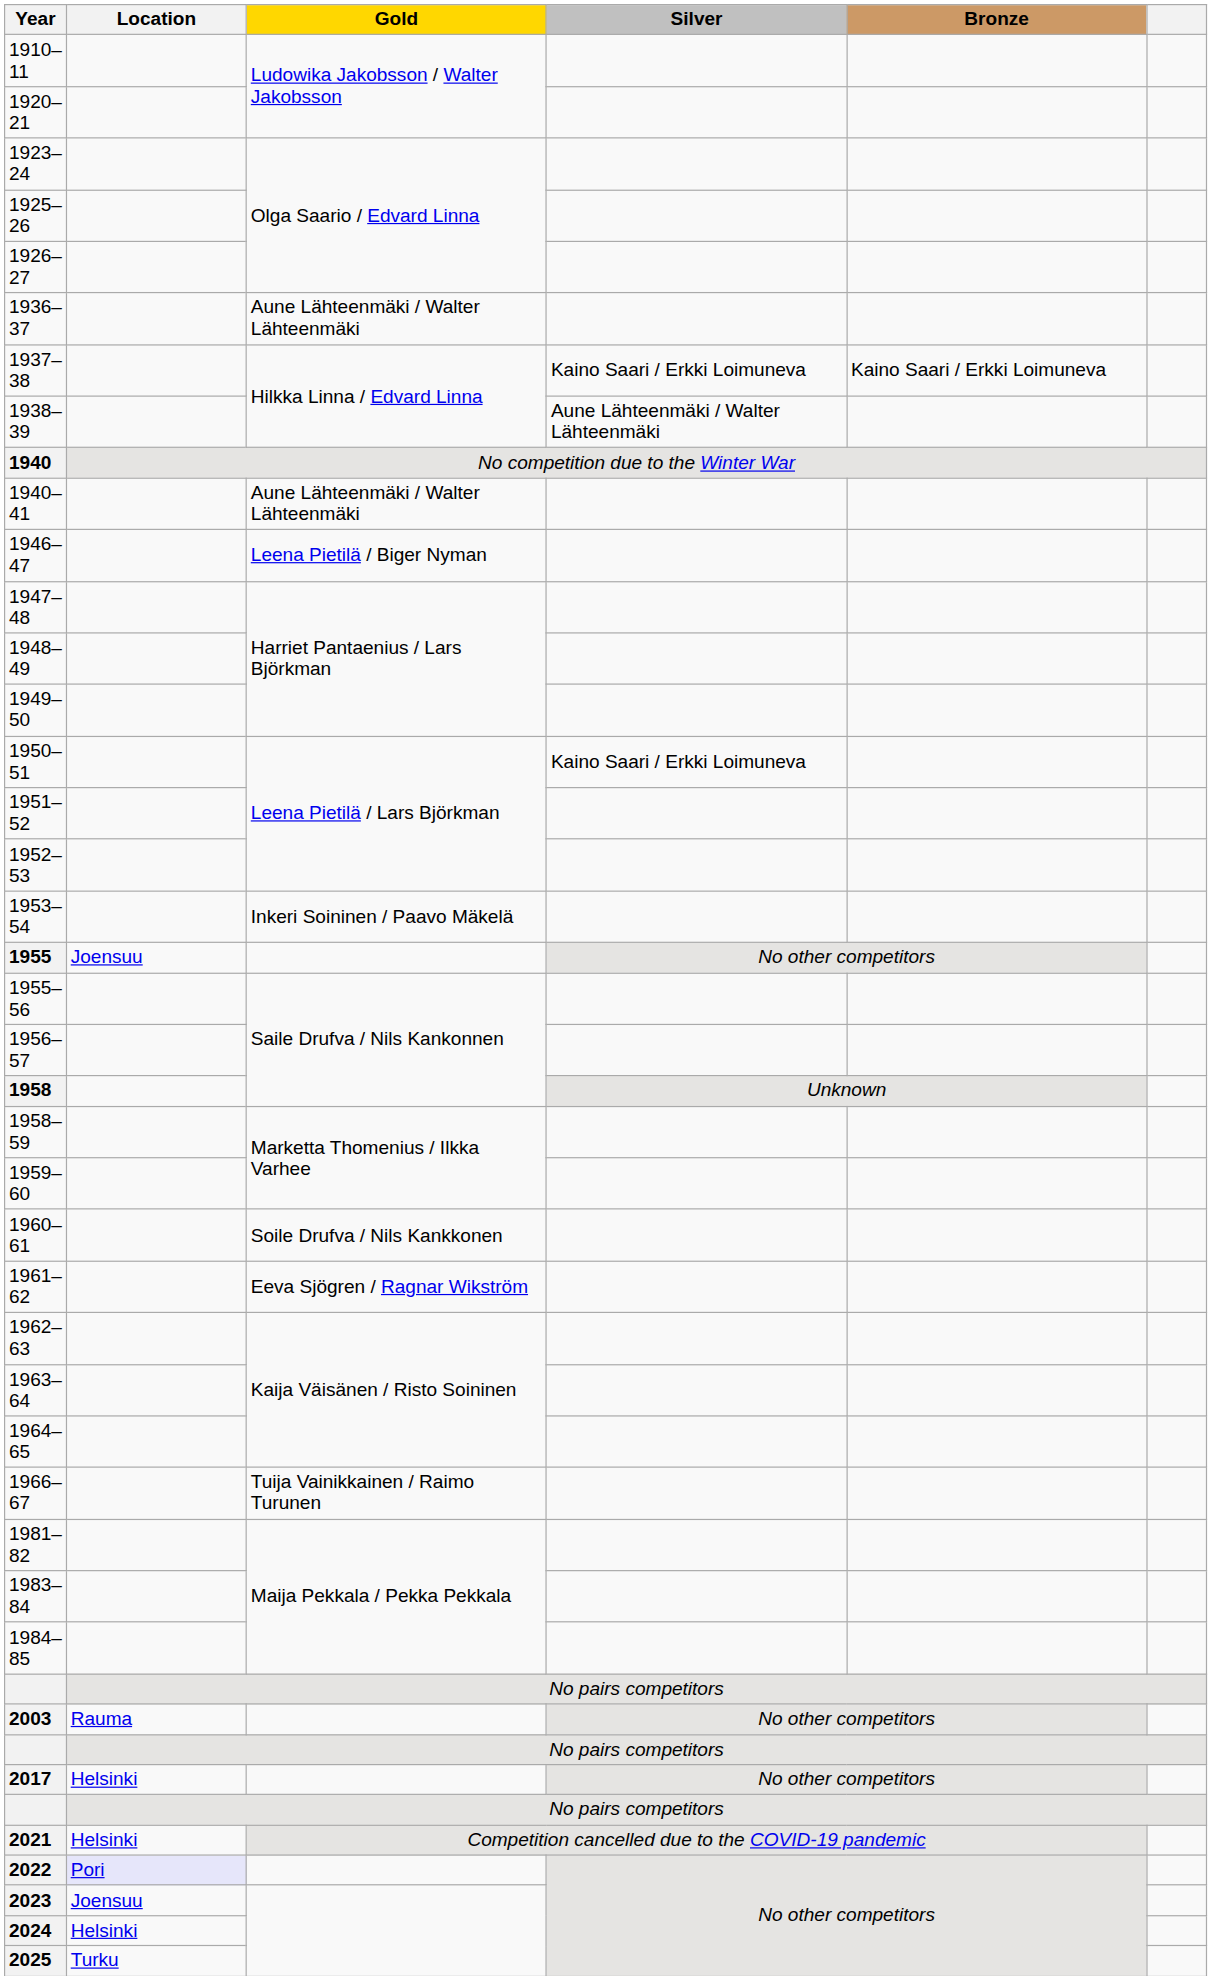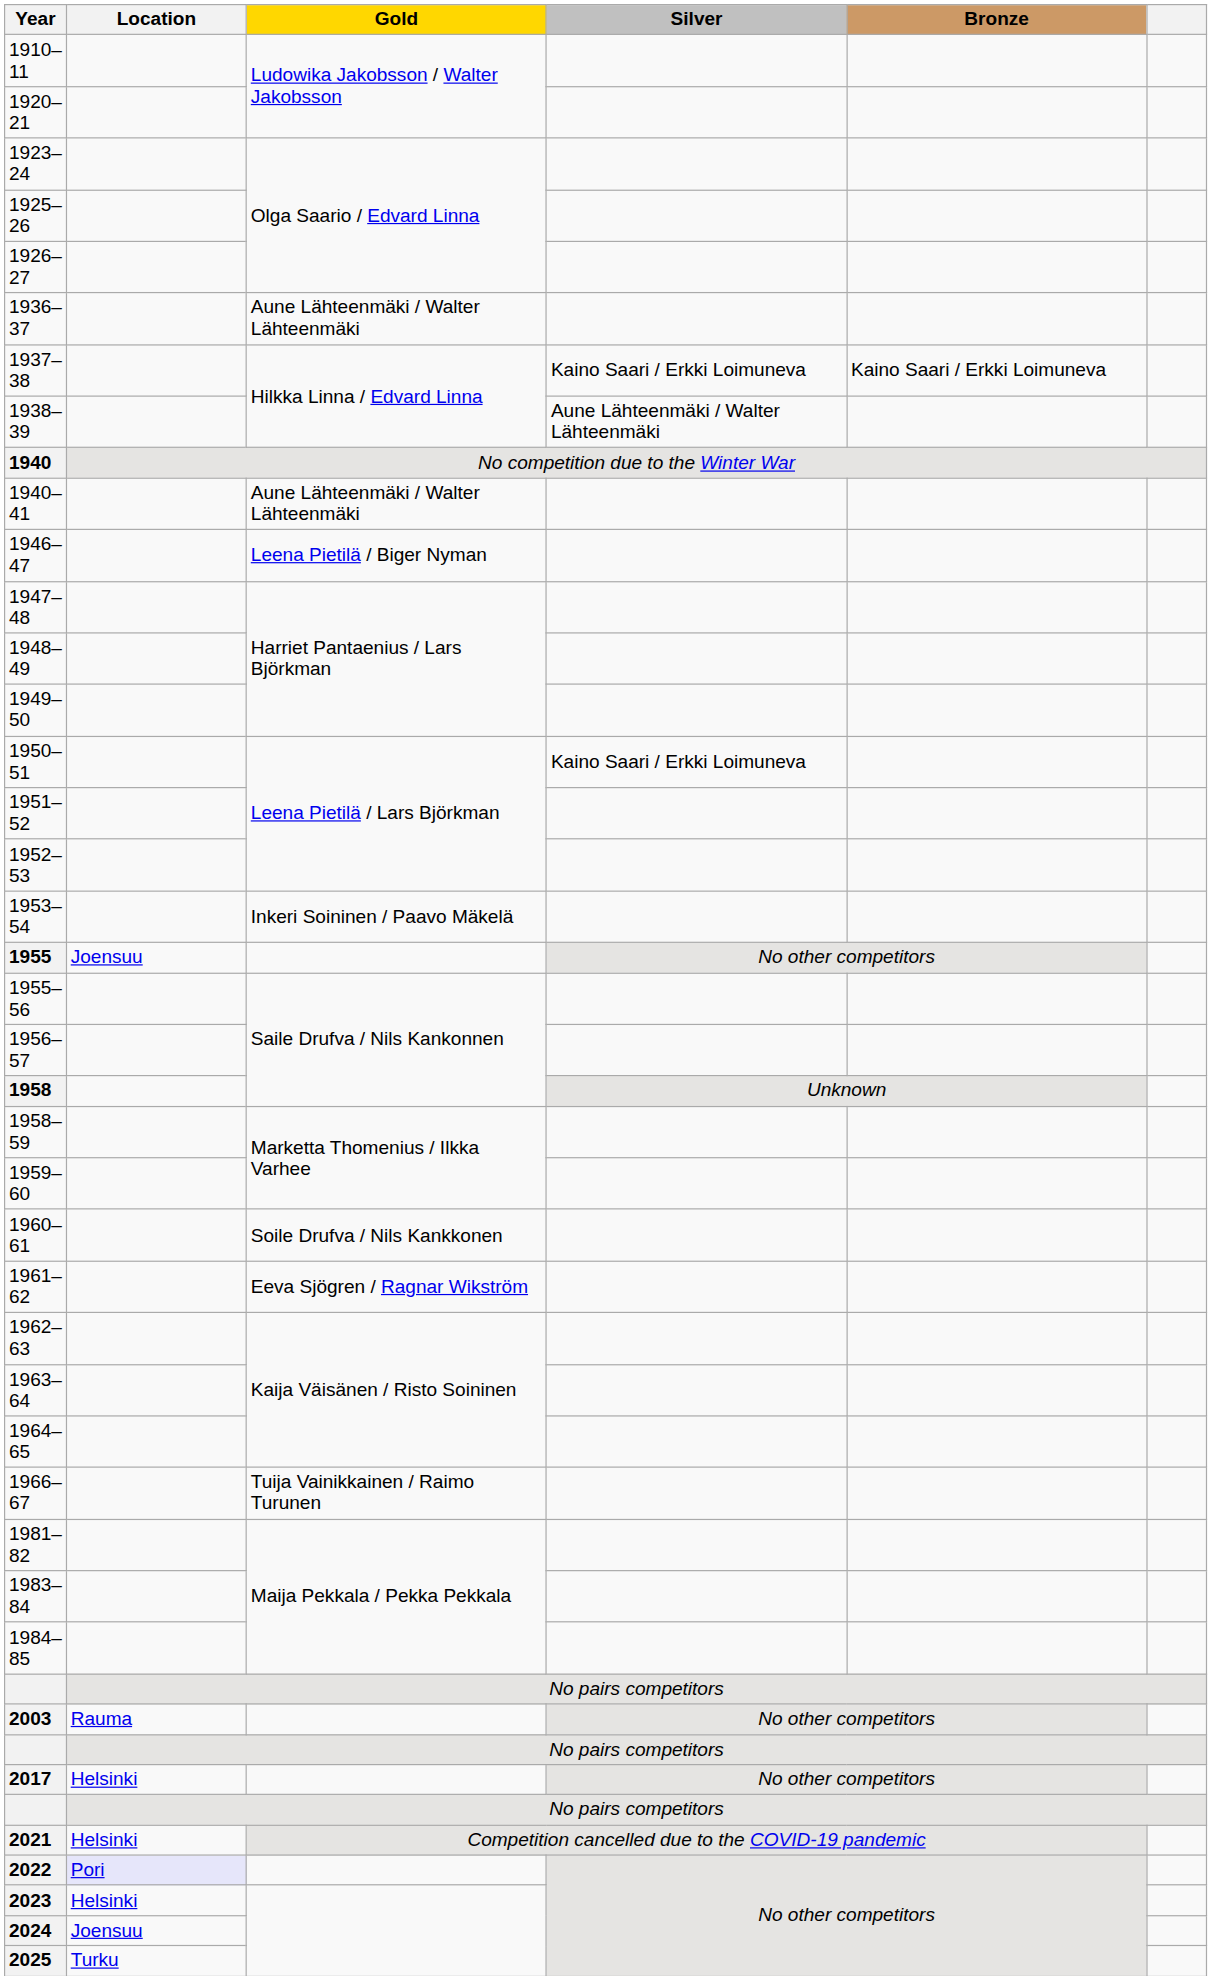(107, 1900) Joensuu -> (104, 1900) Helsinki
(104, 1930) Helsinki -> (107, 1930) Joensuu
